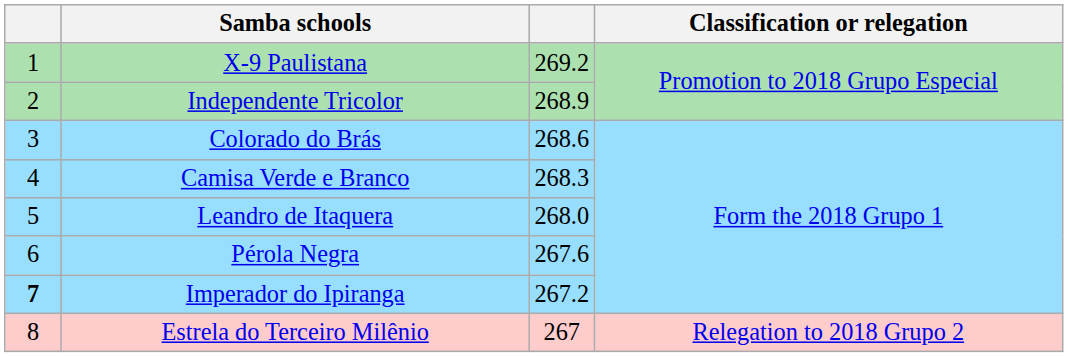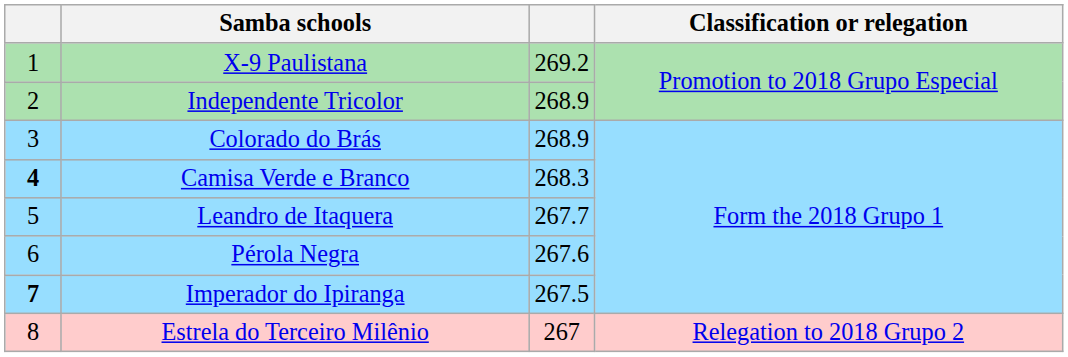(562, 139) 268.6 -> (562, 139) 268.9
(33, 178) normal -> (33, 178) bold
(562, 216) 268.0 -> (562, 216) 267.7
(562, 293) 267.2 -> (562, 293) 267.5
